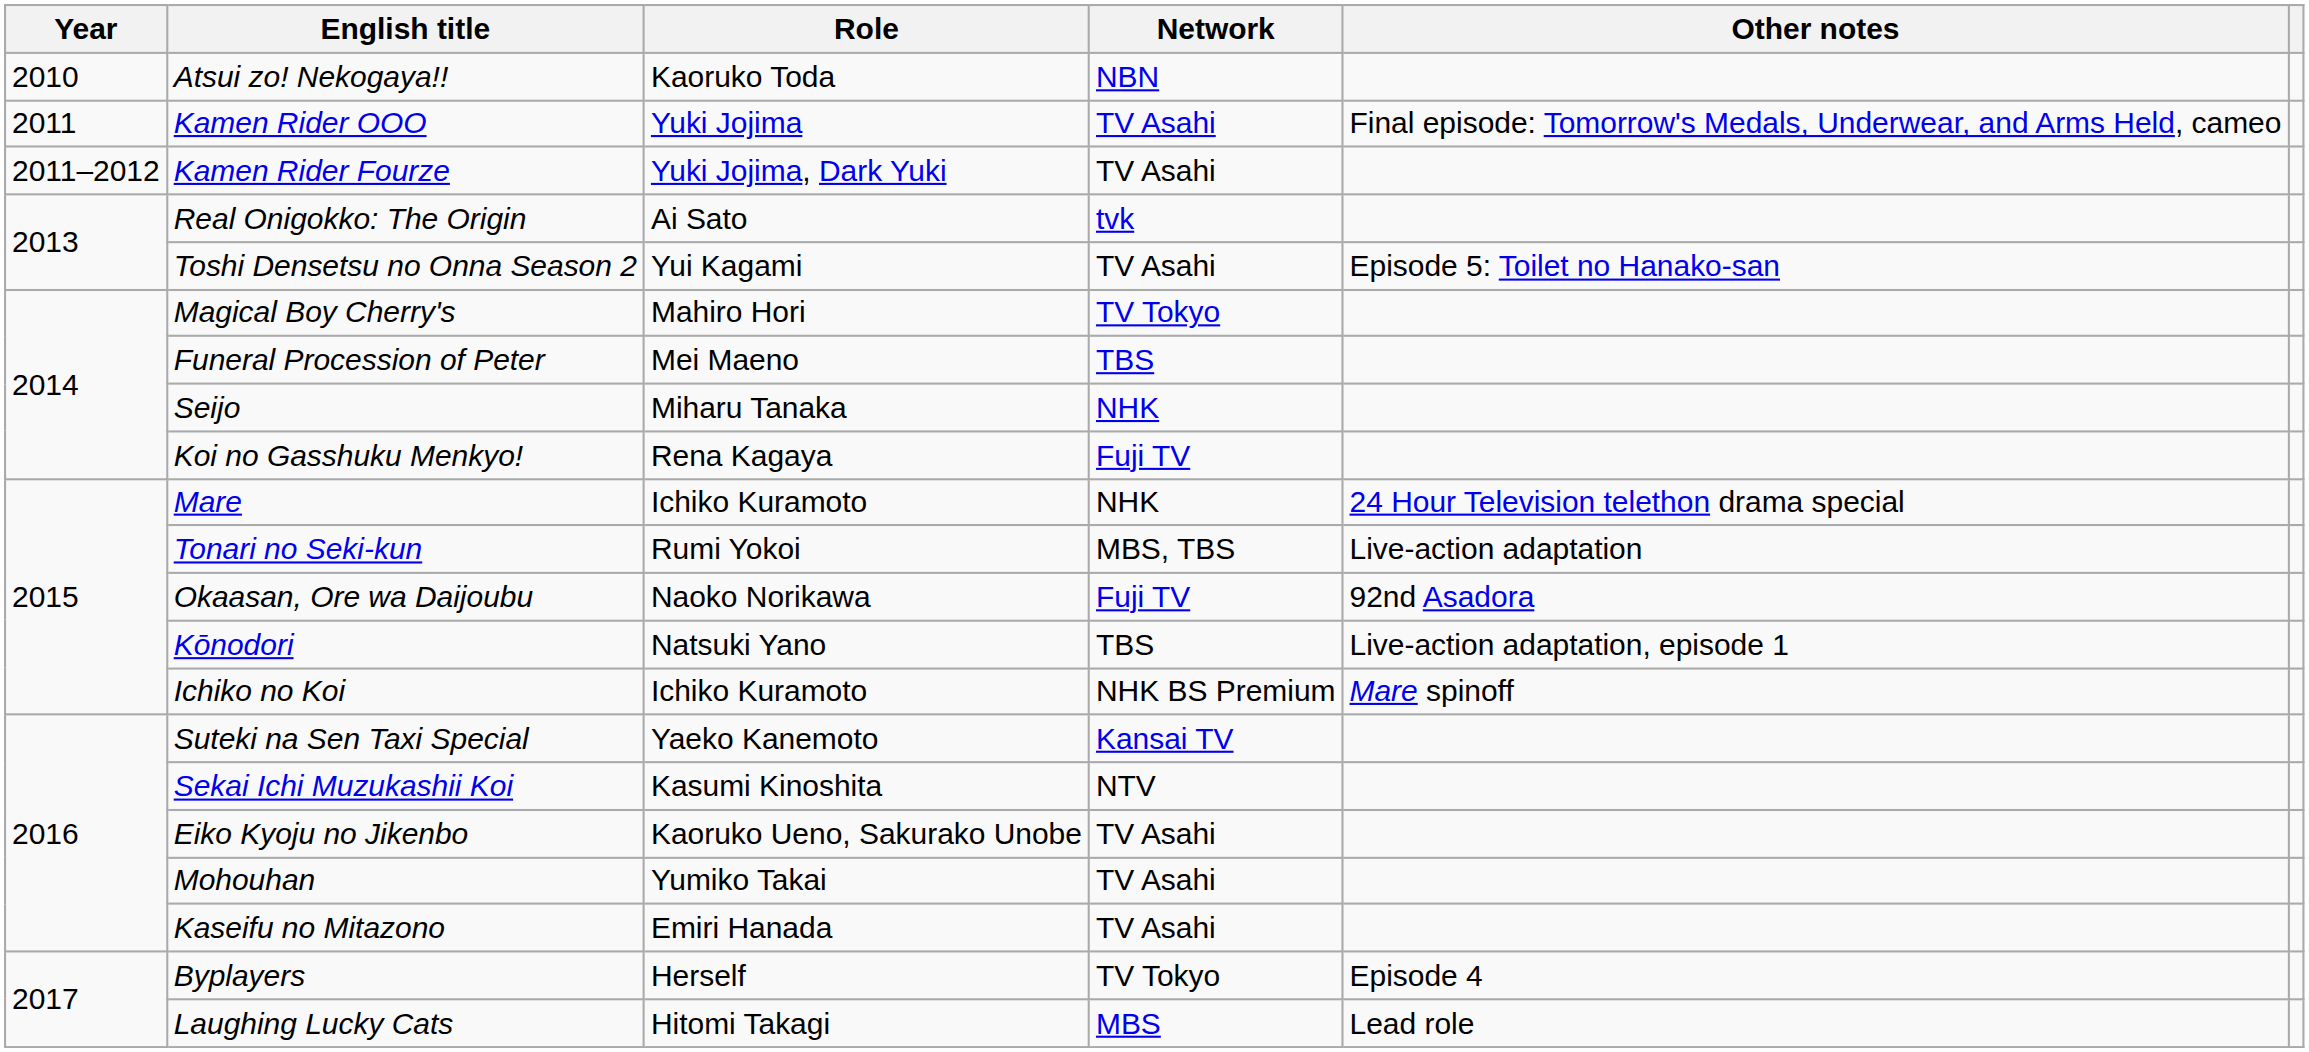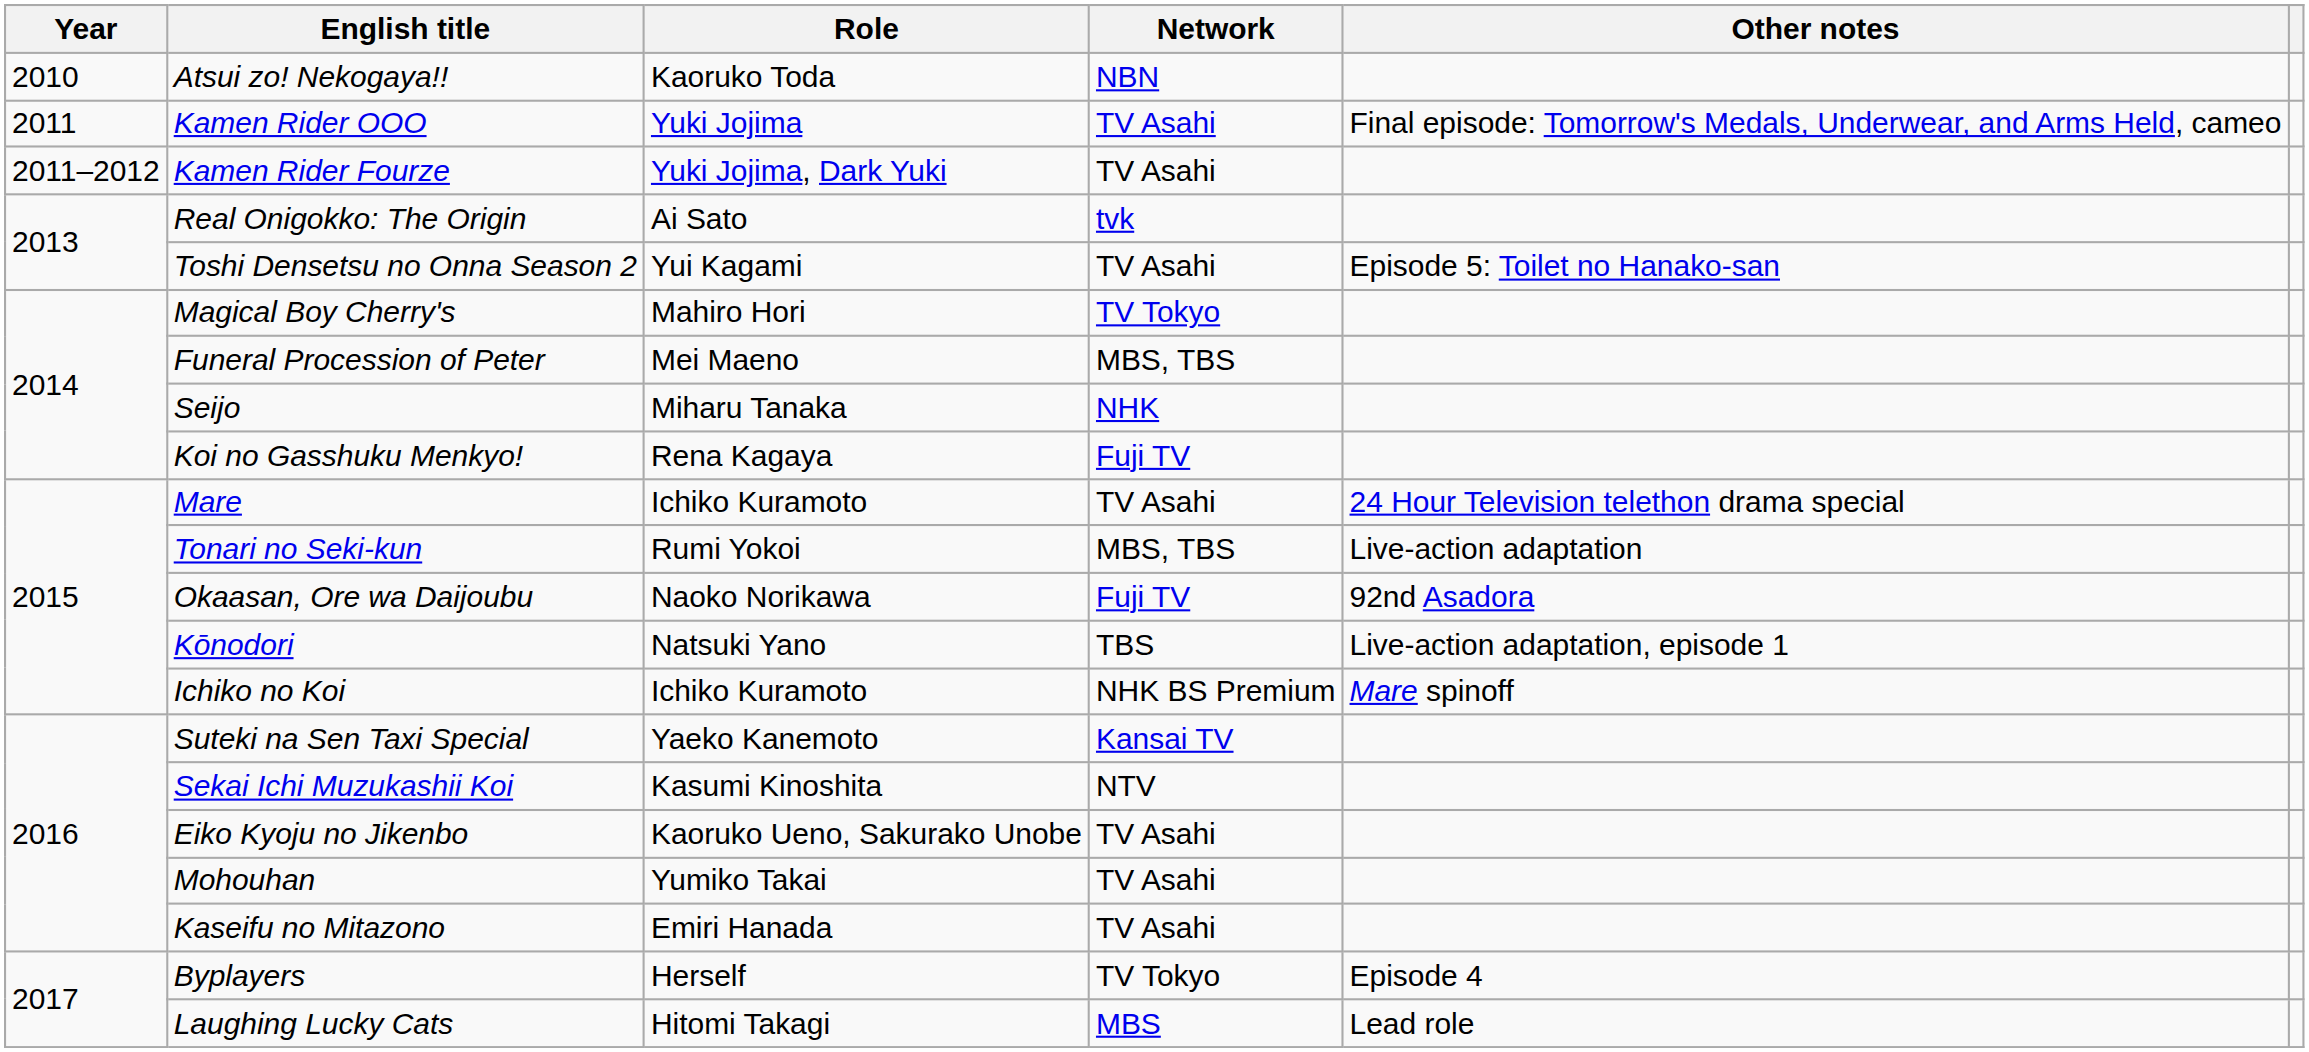(1125, 360) TBS -> (1166, 360) MBS, TBS
(1128, 502) NHK -> (1156, 502) TV Asahi
